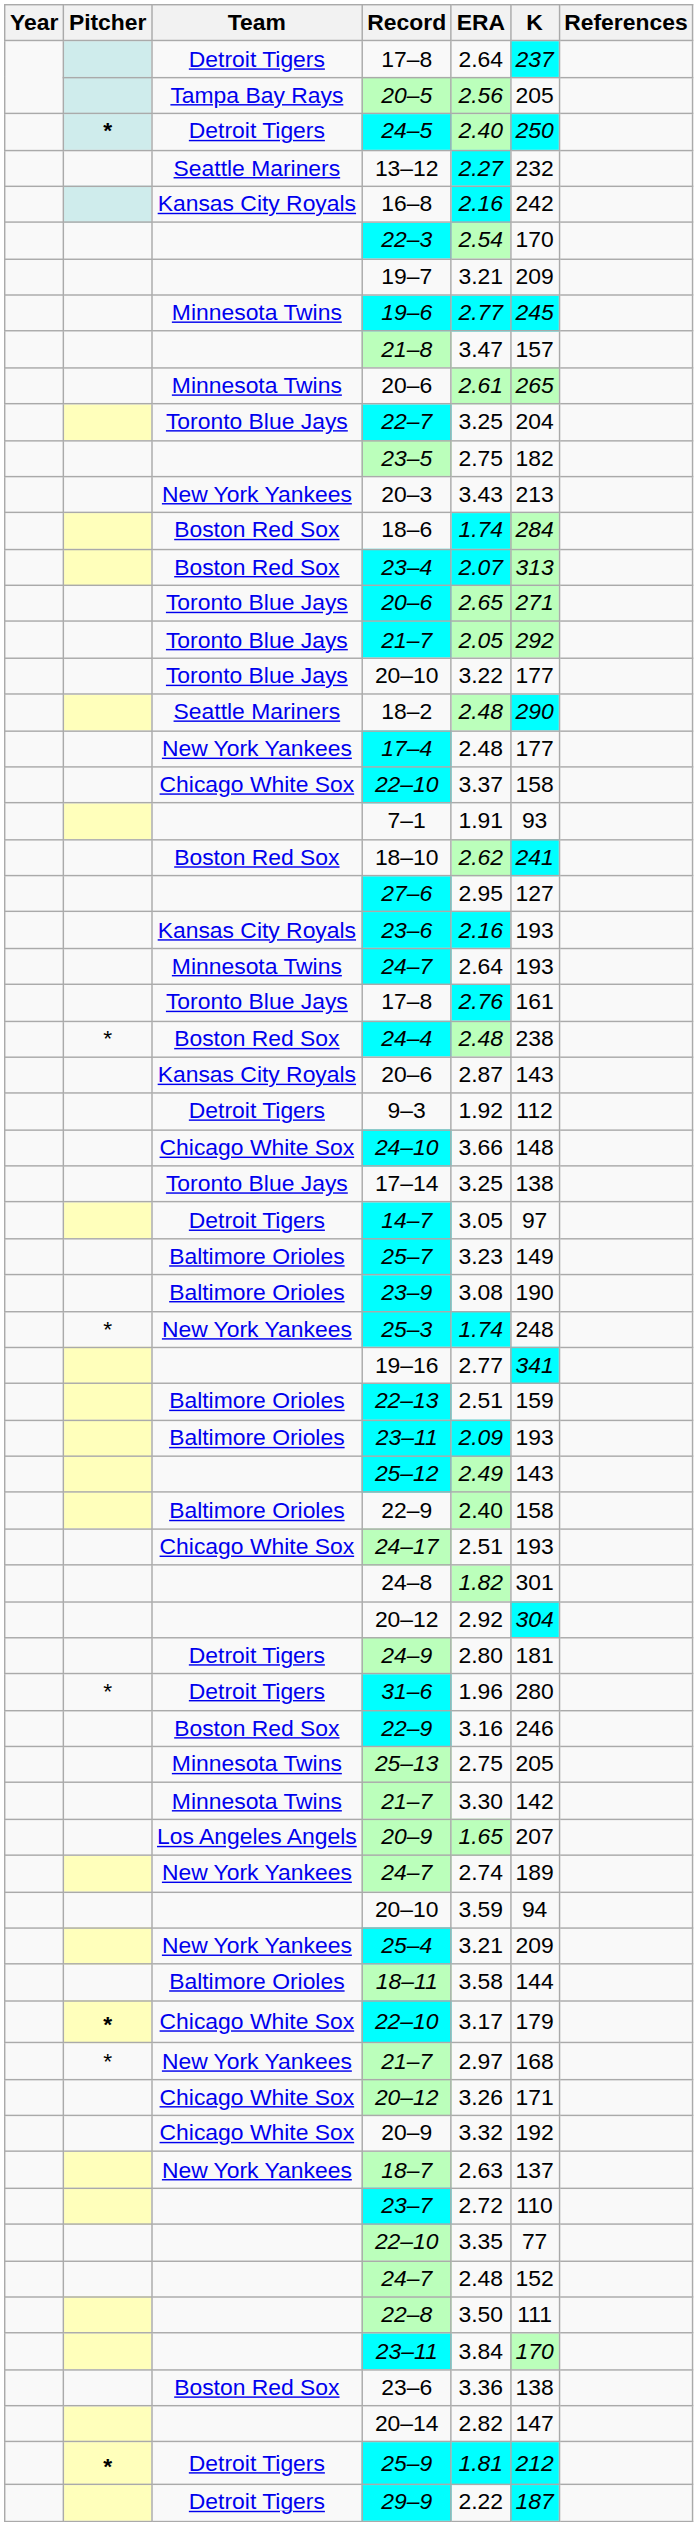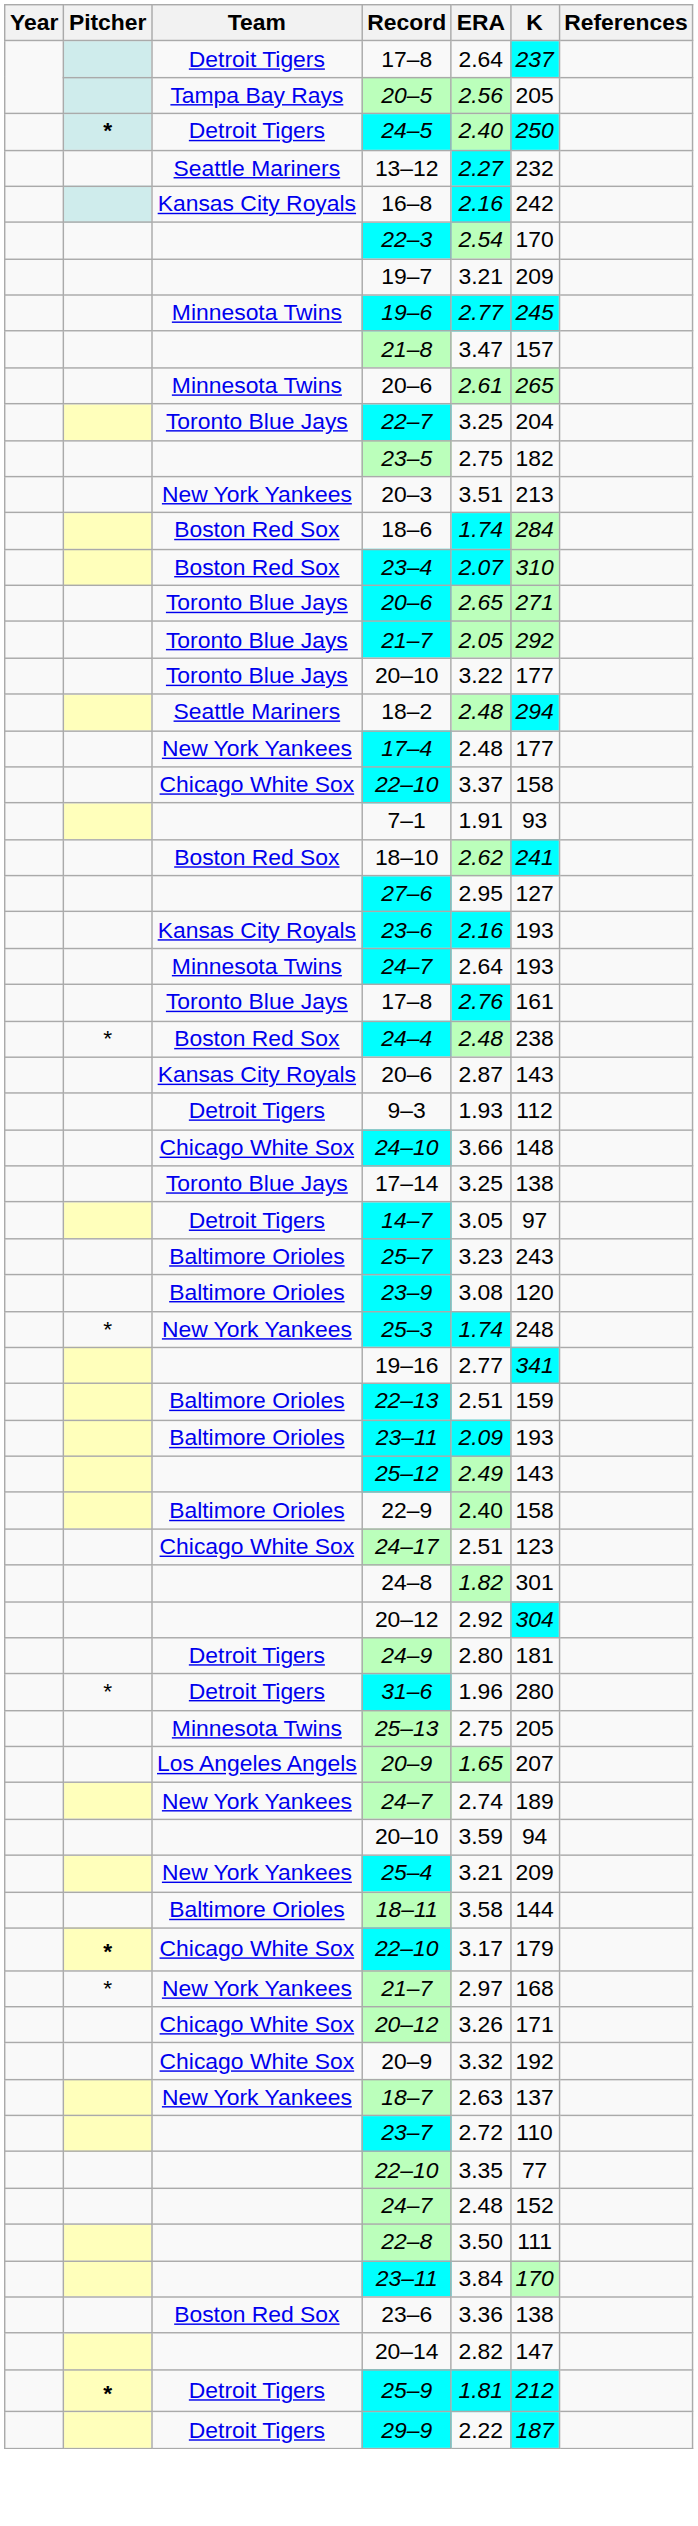(481, 494) 3.43 -> (481, 494) 3.51
(535, 566) 313 -> (535, 566) 310
(535, 712) 290 -> (535, 712) 294
(481, 1111) 1.92 -> (481, 1111) 1.93
(535, 1256) 149 -> (535, 1256) 243
(535, 1292) 190 -> (535, 1292) 120
(535, 1546) 193 -> (535, 1546) 123
- row: (257, 1728)
- row: (257, 1800)
